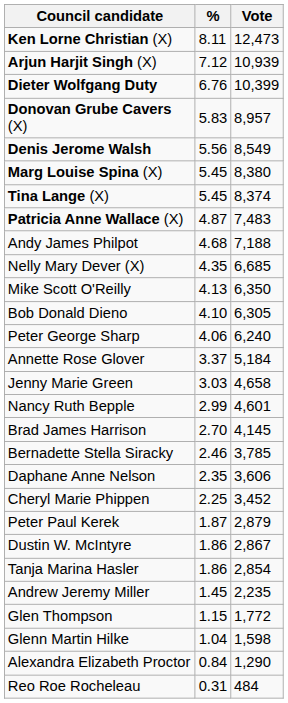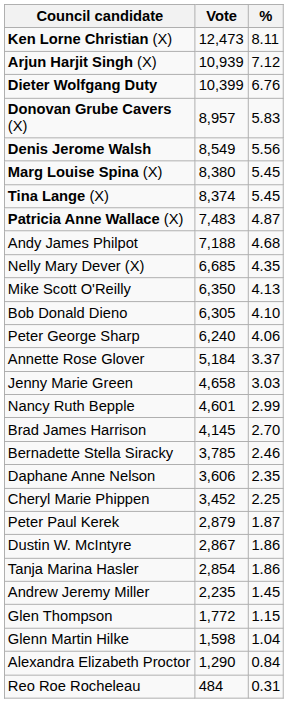columns swapped: (257, 16) <-> (213, 16)
